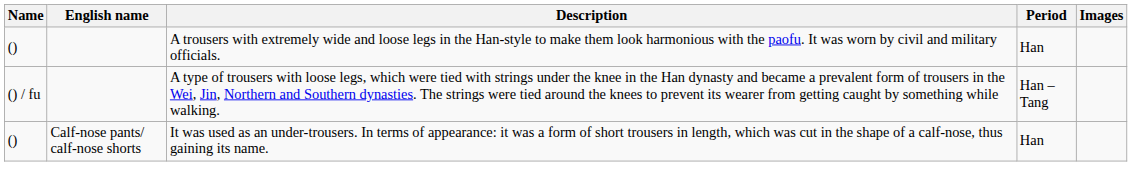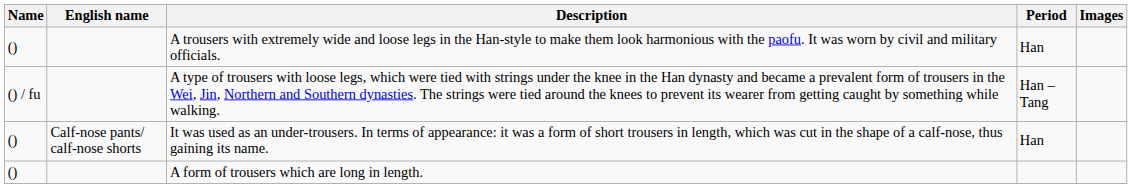+ row: (296, 172)
